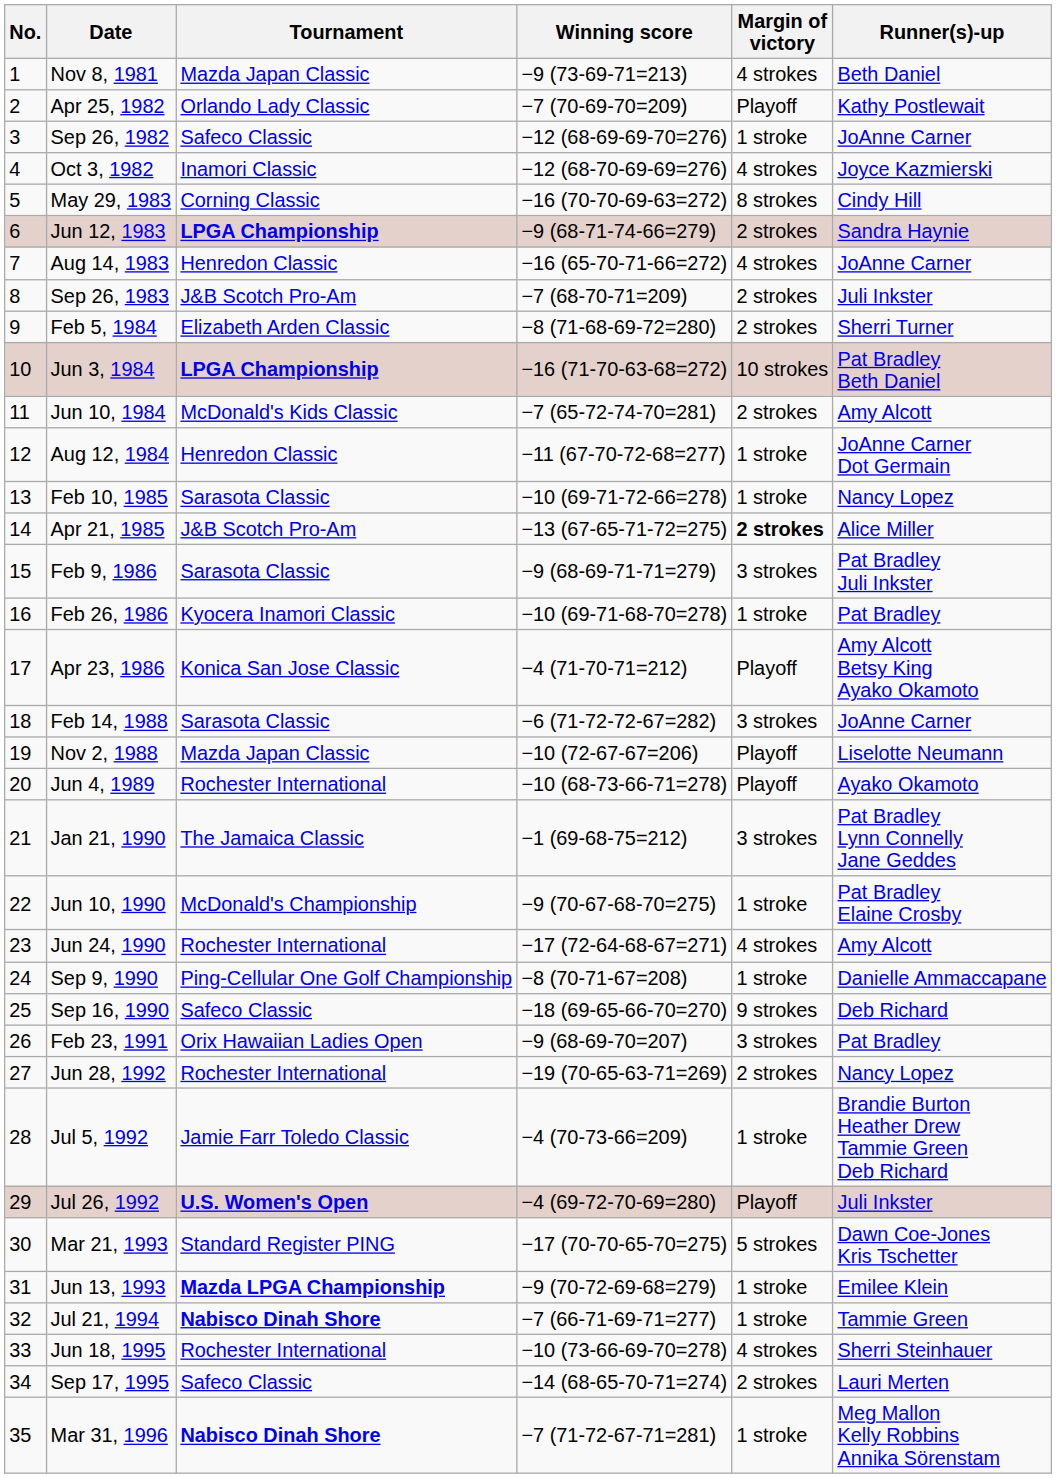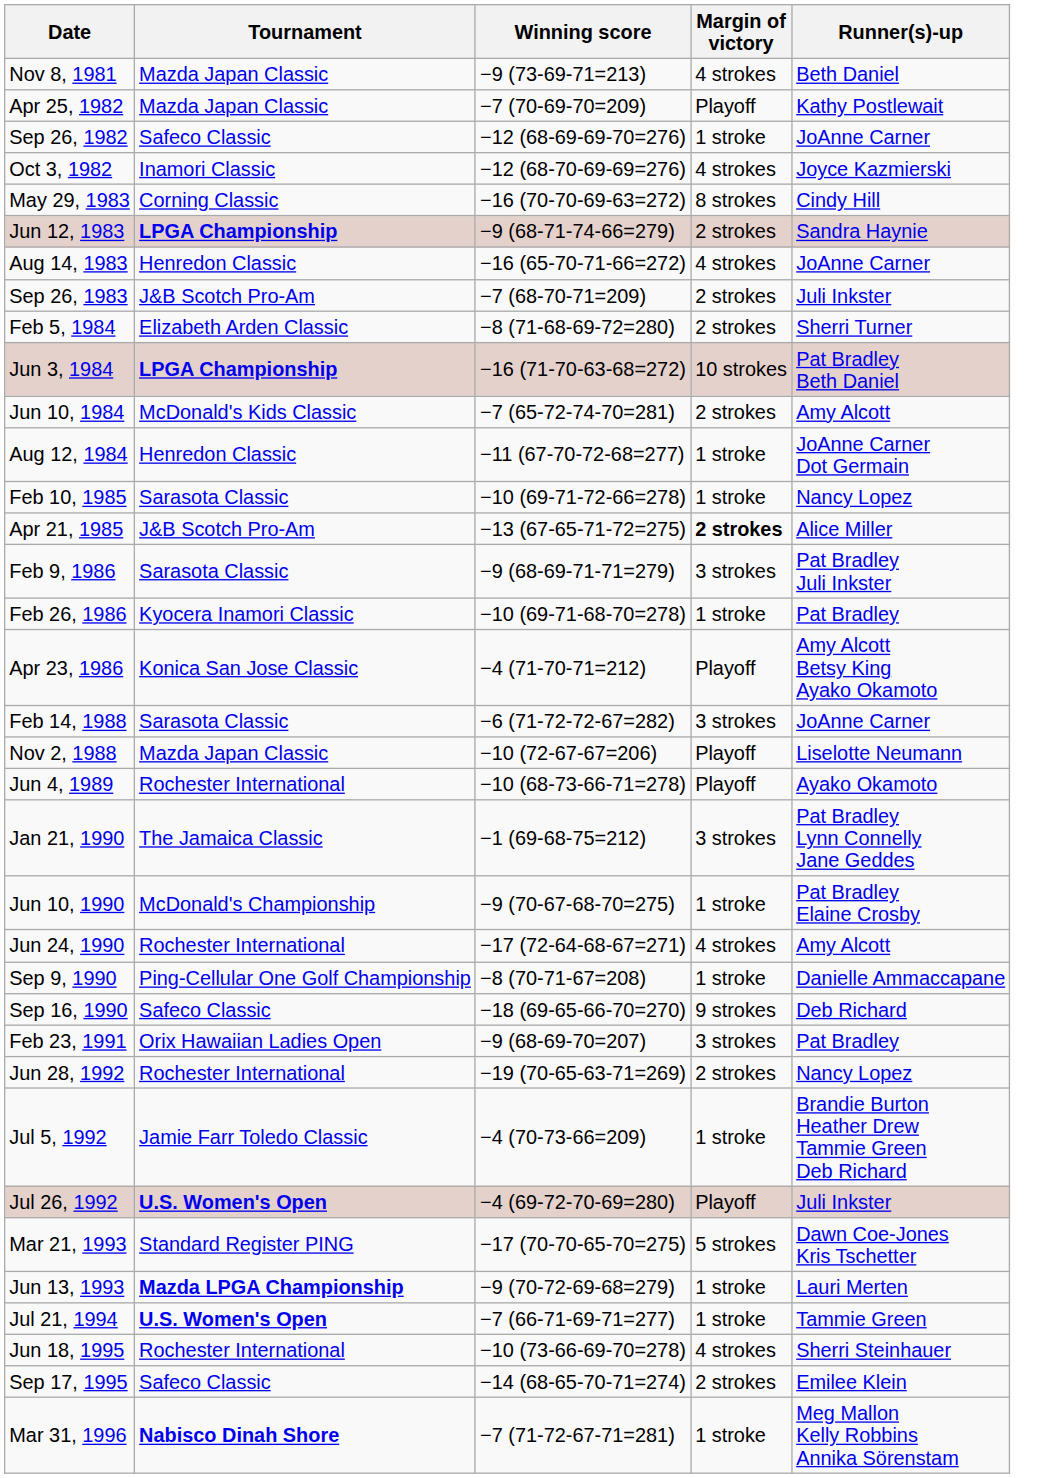- column: (25, 32)
(275, 106) Orlando Lady Classic -> (234, 106) Mazda Japan Classic
(893, 1287) Emilee Klein -> (852, 1287) Lauri Merten
(280, 1319) Nabisco Dinah Shore -> (233, 1319) U.S. Women's Open
(893, 1382) Lauri Merten -> (851, 1382) Emilee Klein
